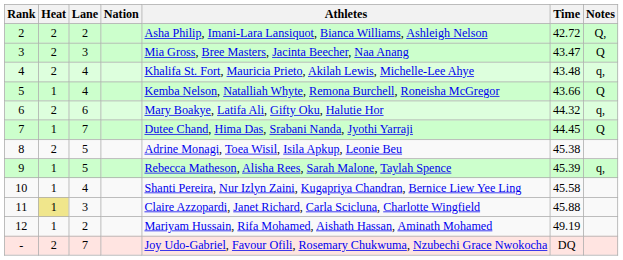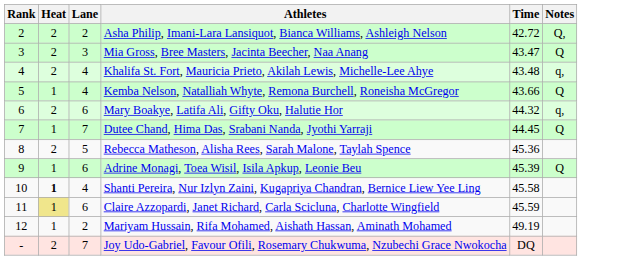- column: (121, 14)
(273, 149) Adrine Monagi, Toea Wisil, Isila Apkup, Leonie Beu -> (257, 149) Rebecca Matheson, Alisha Rees, Sarah Malone, Taylah Spence
(567, 149) 45.38 -> (526, 149) 45.36
(85, 168) 5 -> (85, 168) 6
(298, 168) Rebecca Matheson, Alisha Rees, Sarah Malone, Taylah Spence -> (233, 168) Adrine Monagi, Toea Wisil, Isila Apkup, Leonie Beu
(600, 168) q, -> (560, 168) Q
(54, 187) normal -> (54, 187) bold
(85, 206) 3 -> (85, 206) 6
(567, 206) 45.88 -> (526, 206) 45.59
